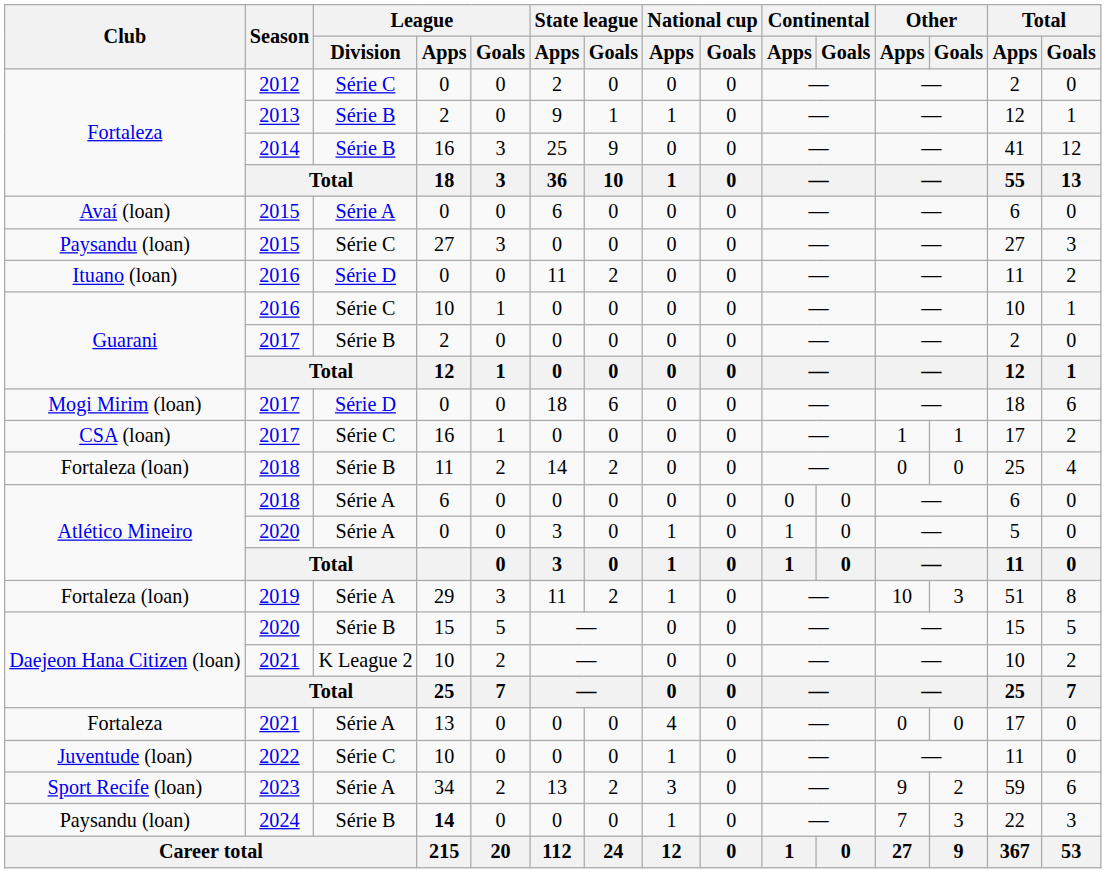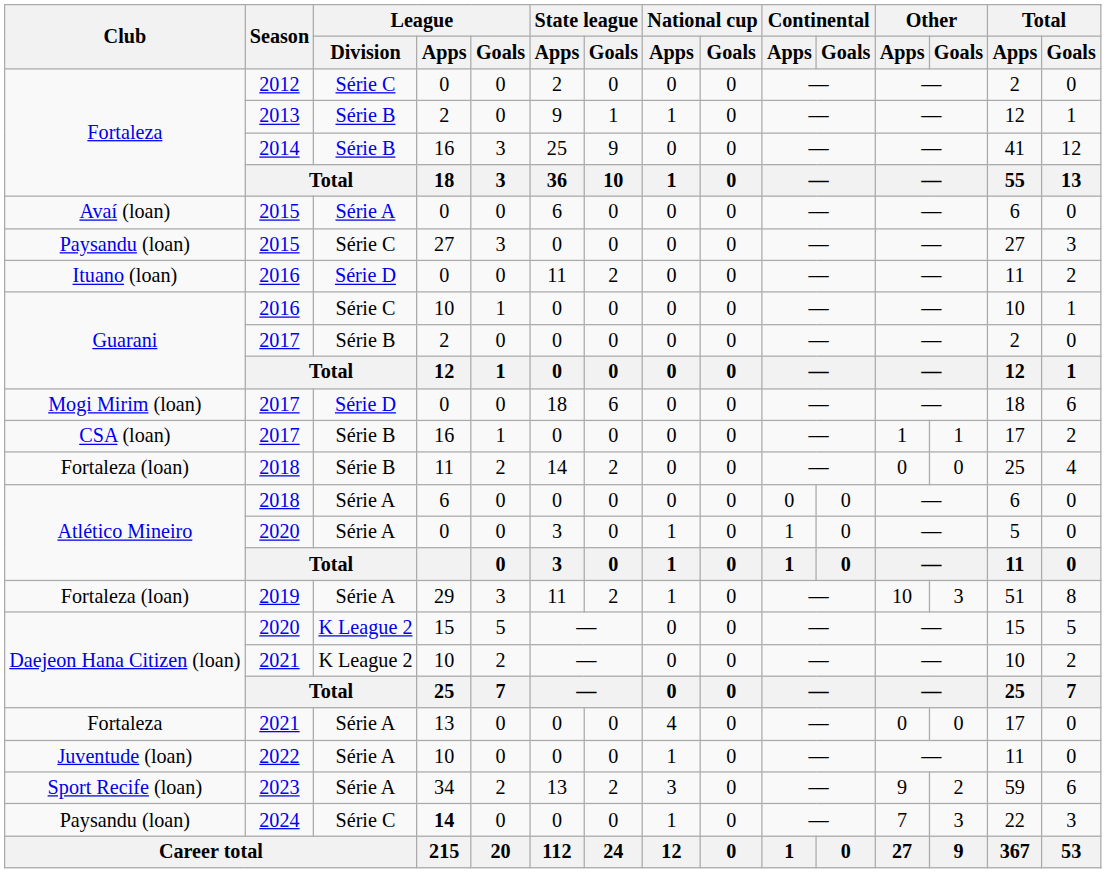(365, 436) Série C -> (365, 436) Série B
(365, 627) Série B -> (365, 627) K League 2
(365, 755) Série C -> (365, 755) Série A
(365, 819) Série B -> (365, 819) Série C
